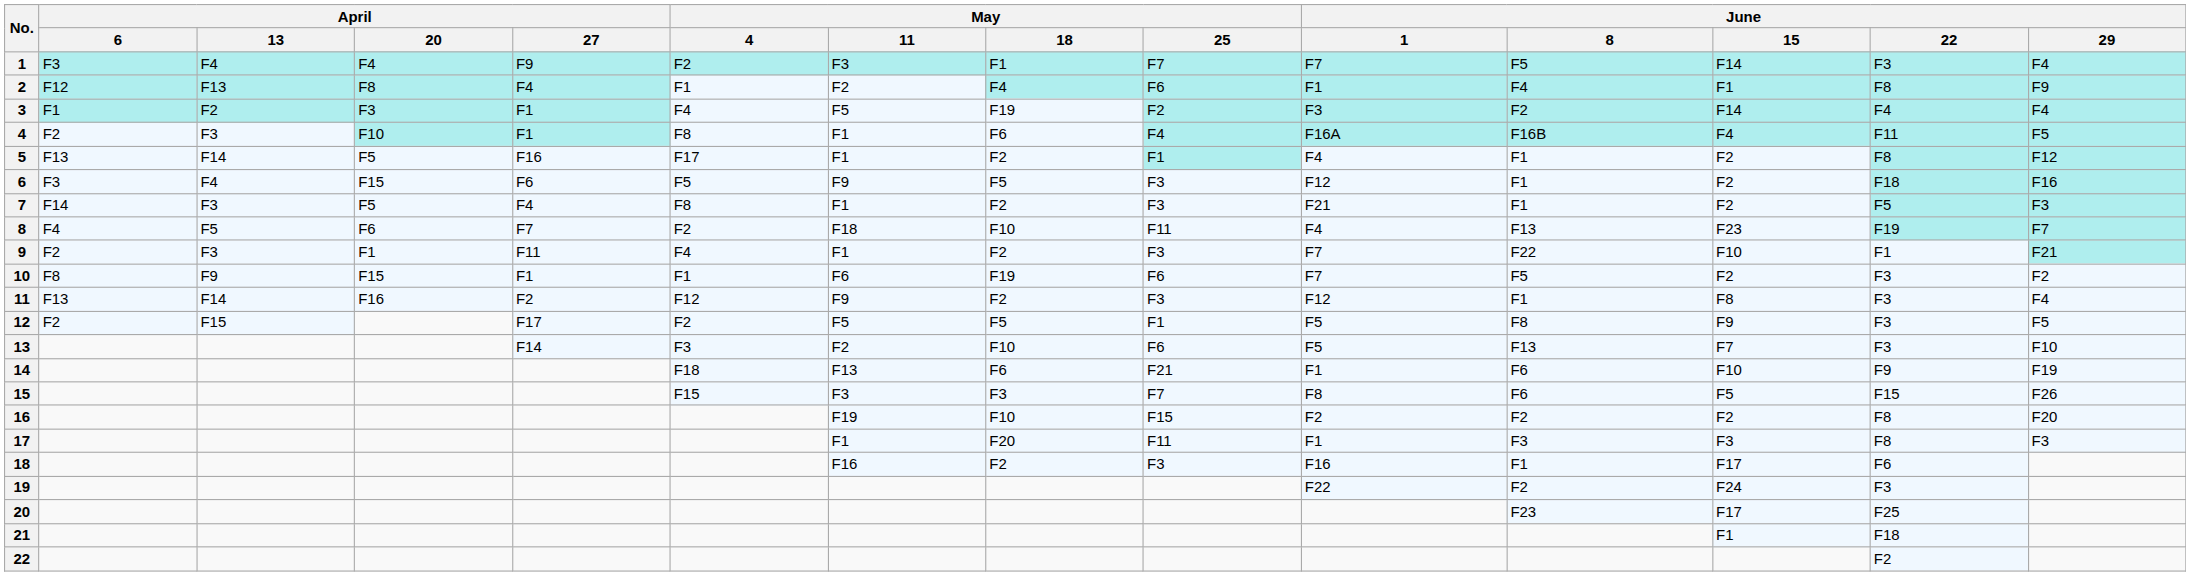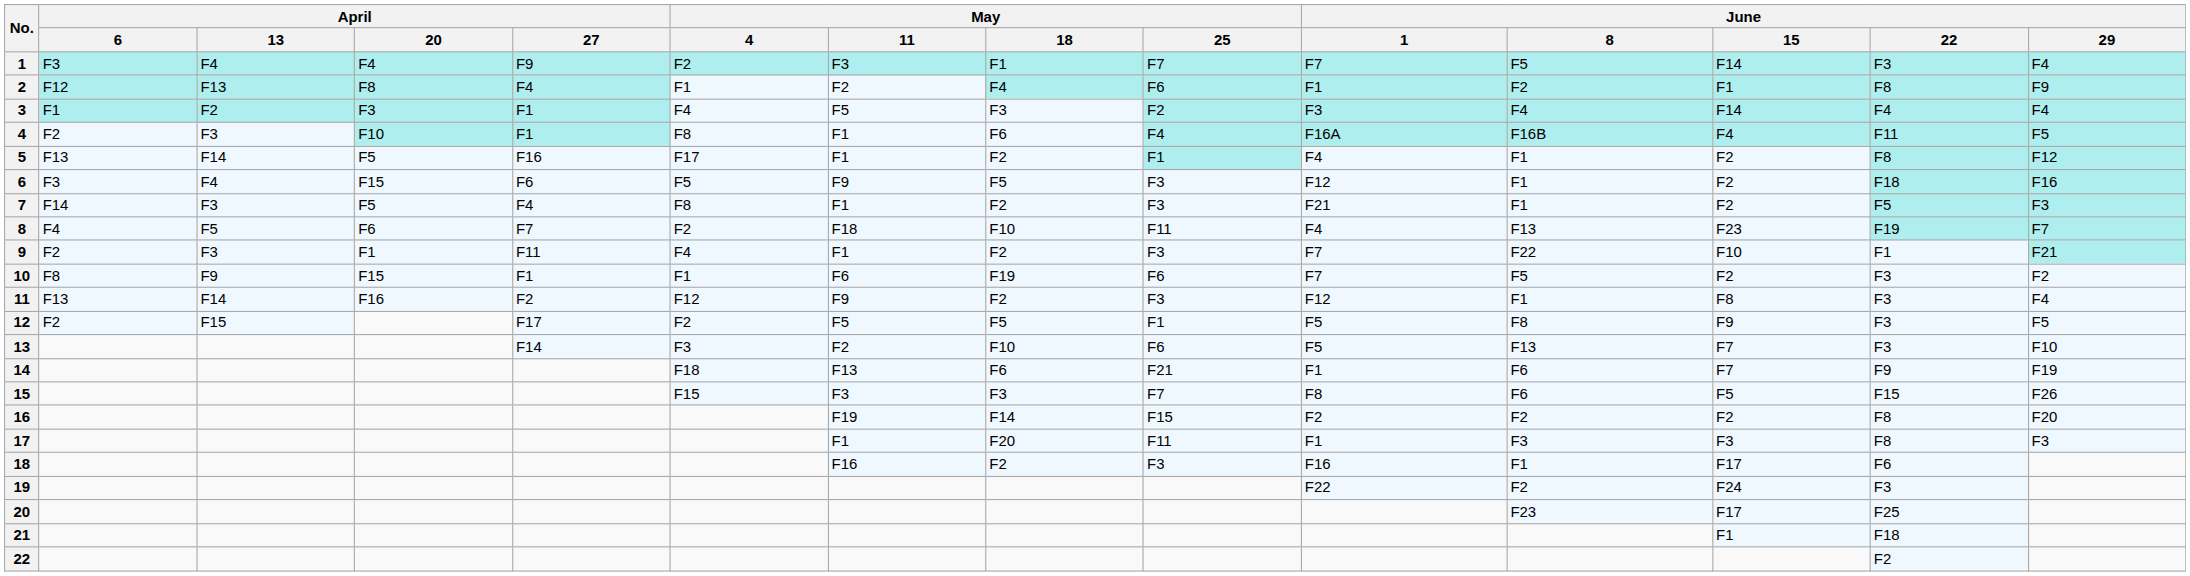(1519, 87) F4 -> (1519, 87) F2
(1002, 110) F19 -> (998, 110) F3
(1519, 110) F2 -> (1519, 110) F4
(1729, 370) F10 -> (1725, 370) F7
(1002, 417) F10 -> (1002, 417) F14
